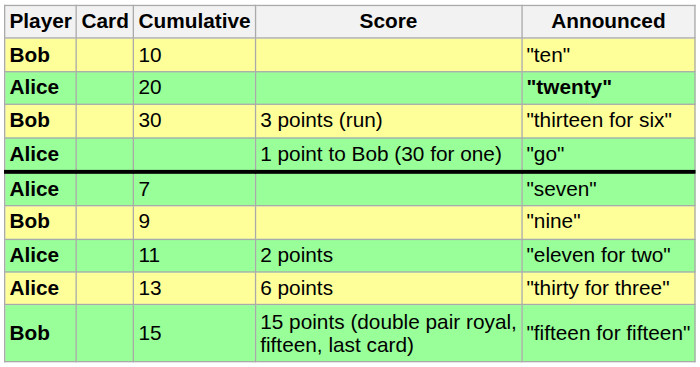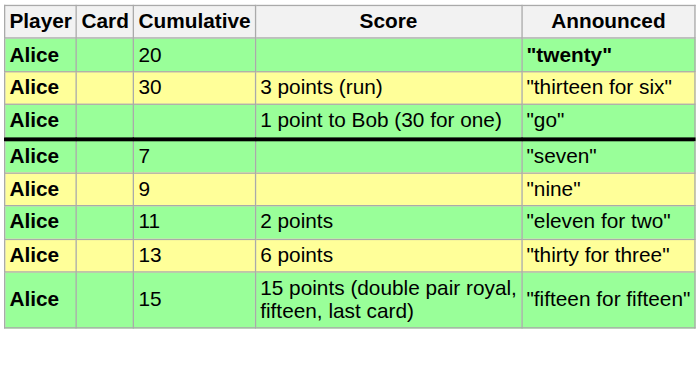- row: (150, 54)
(30, 120) Bob -> (34, 87) Alice
(30, 222) Bob -> (34, 189) Alice
(30, 332) Bob -> (34, 299) Alice
